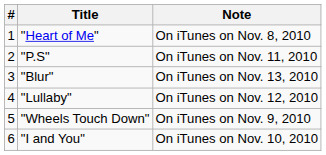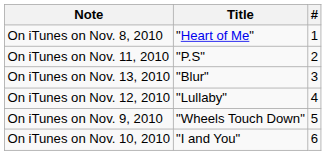columns swapped: (11, 14) <-> (237, 14)
